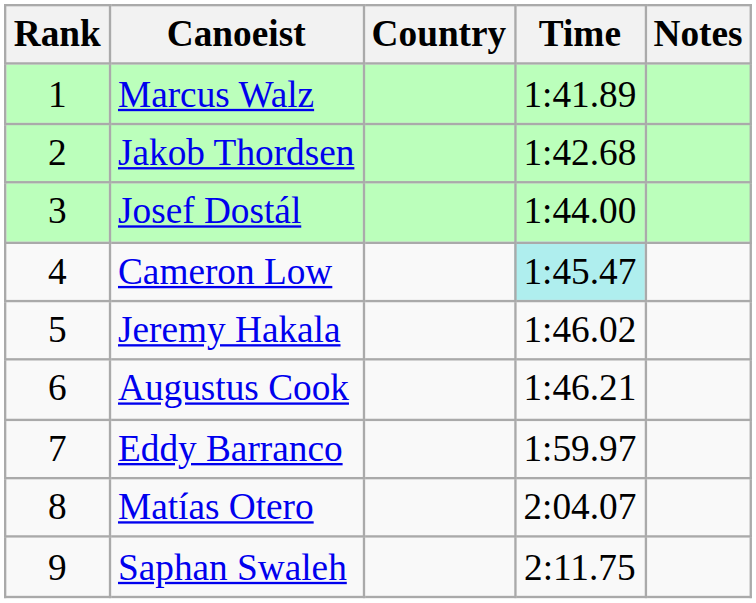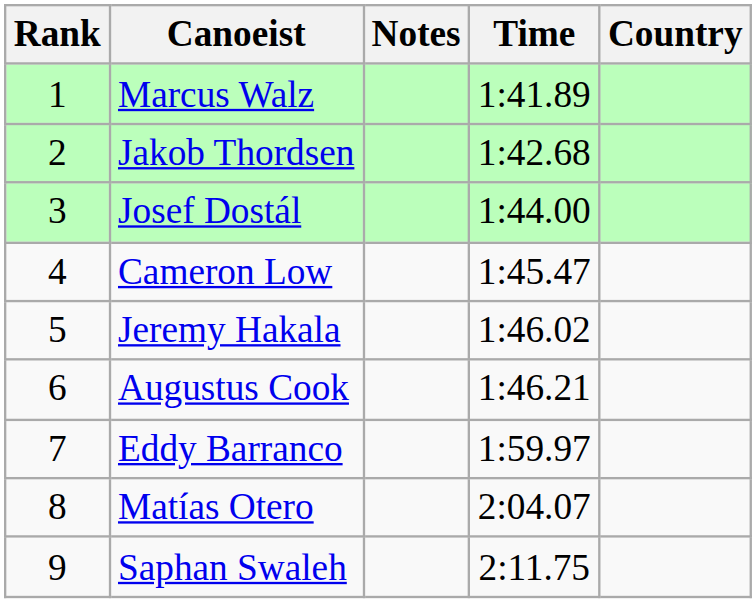columns swapped: (439, 34) <-> (698, 34)
(580, 270) paleturquoise background -> (534, 270) no background
